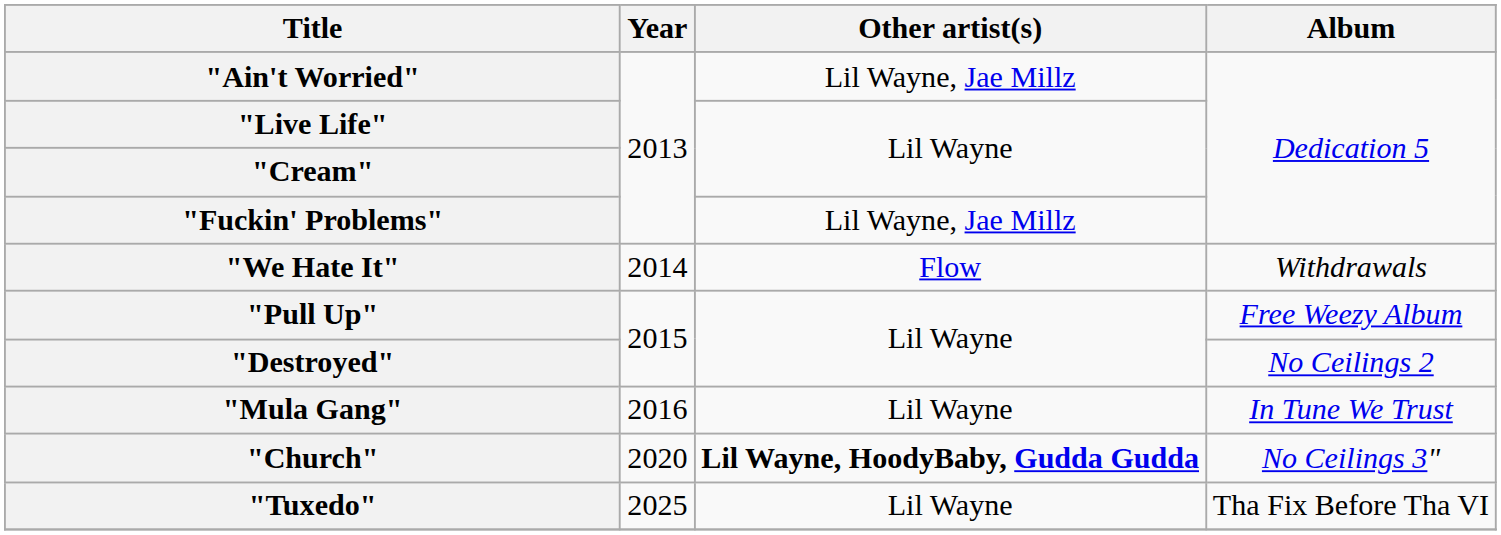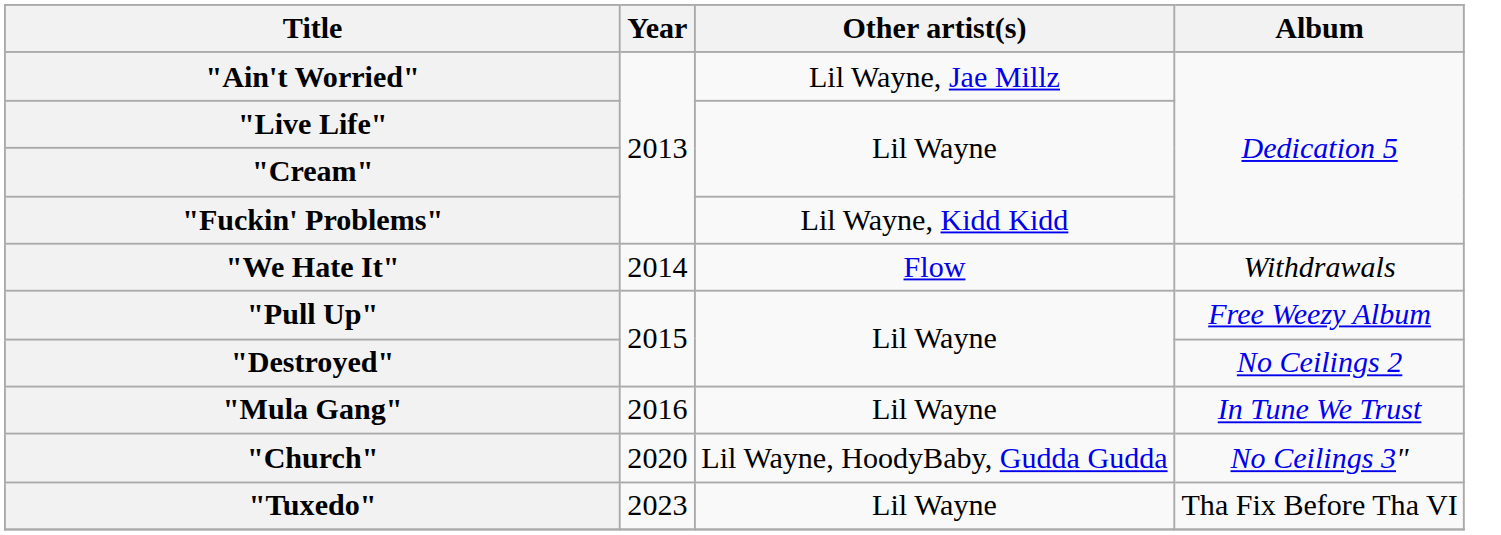(950, 219) Lil Wayne, Jae Millz -> (934, 219) Lil Wayne, Kidd Kidd
(950, 457) bold -> (934, 457) normal
(657, 505) 2025 -> (657, 505) 2023
